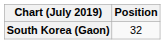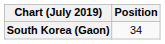(136, 30) 32 -> (136, 30) 34
